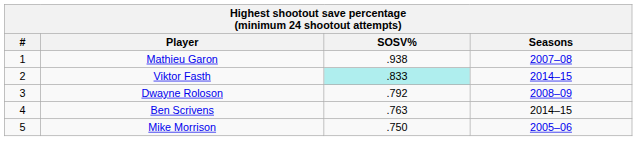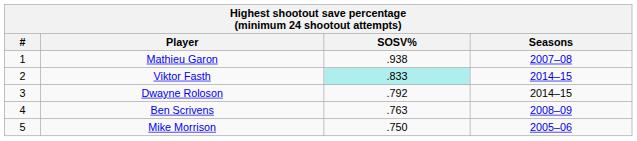(551, 93) 2008–09 -> (551, 93) 2014–15
(551, 111) 2014–15 -> (551, 111) 2008–09
